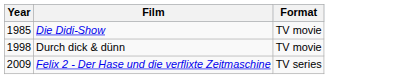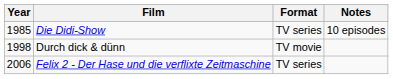+ column: (356, 13)
(299, 30) TV movie -> (299, 30) TV series
(19, 64) 2009 -> (19, 64) 2006
